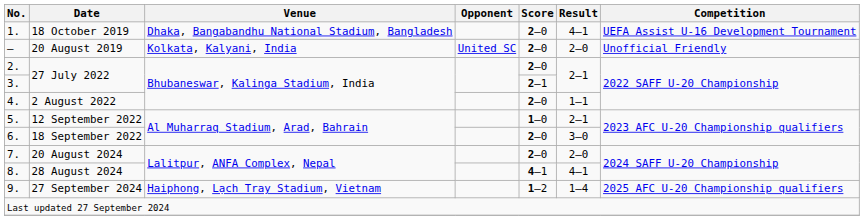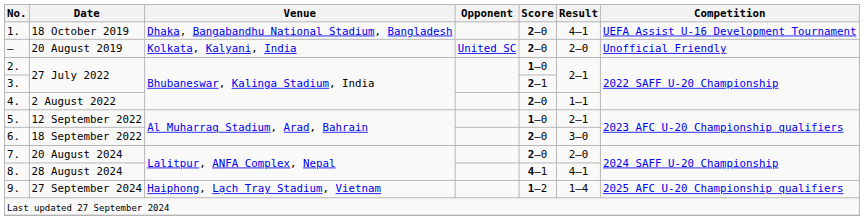(538, 66) 2–0 -> (538, 66) 1–0
